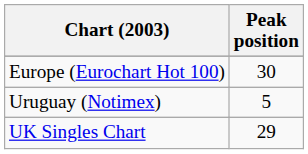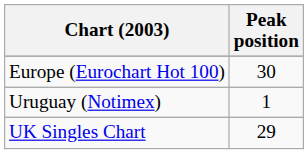(266, 102) 5 -> (266, 102) 1
